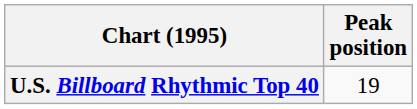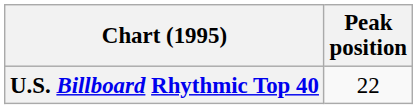(368, 84) 19 -> (368, 84) 22
